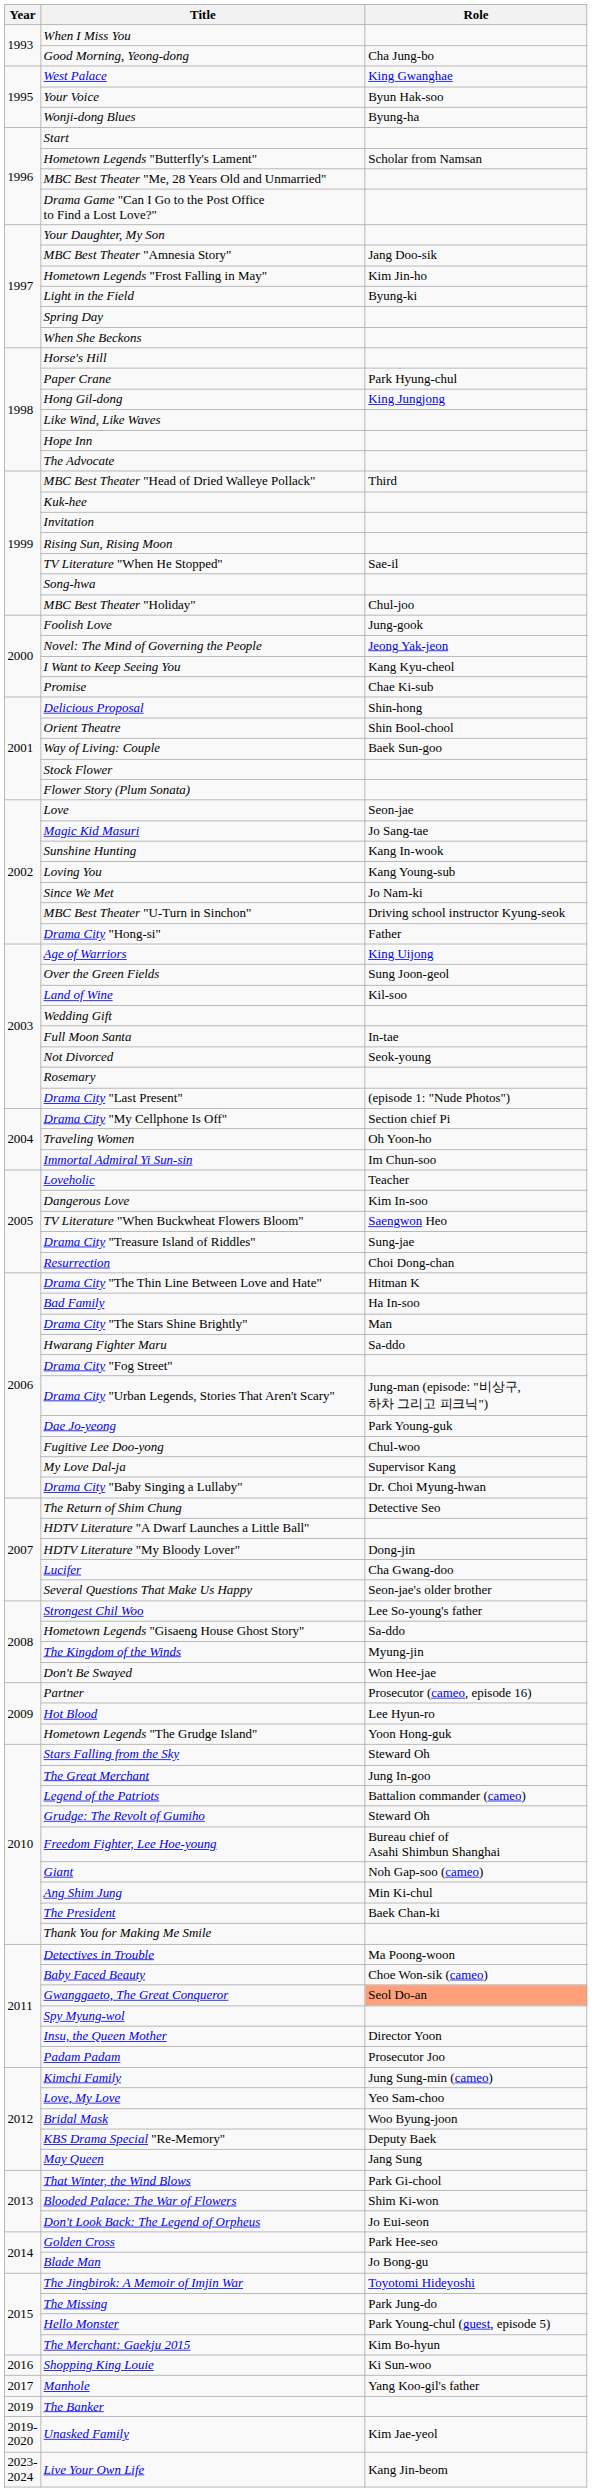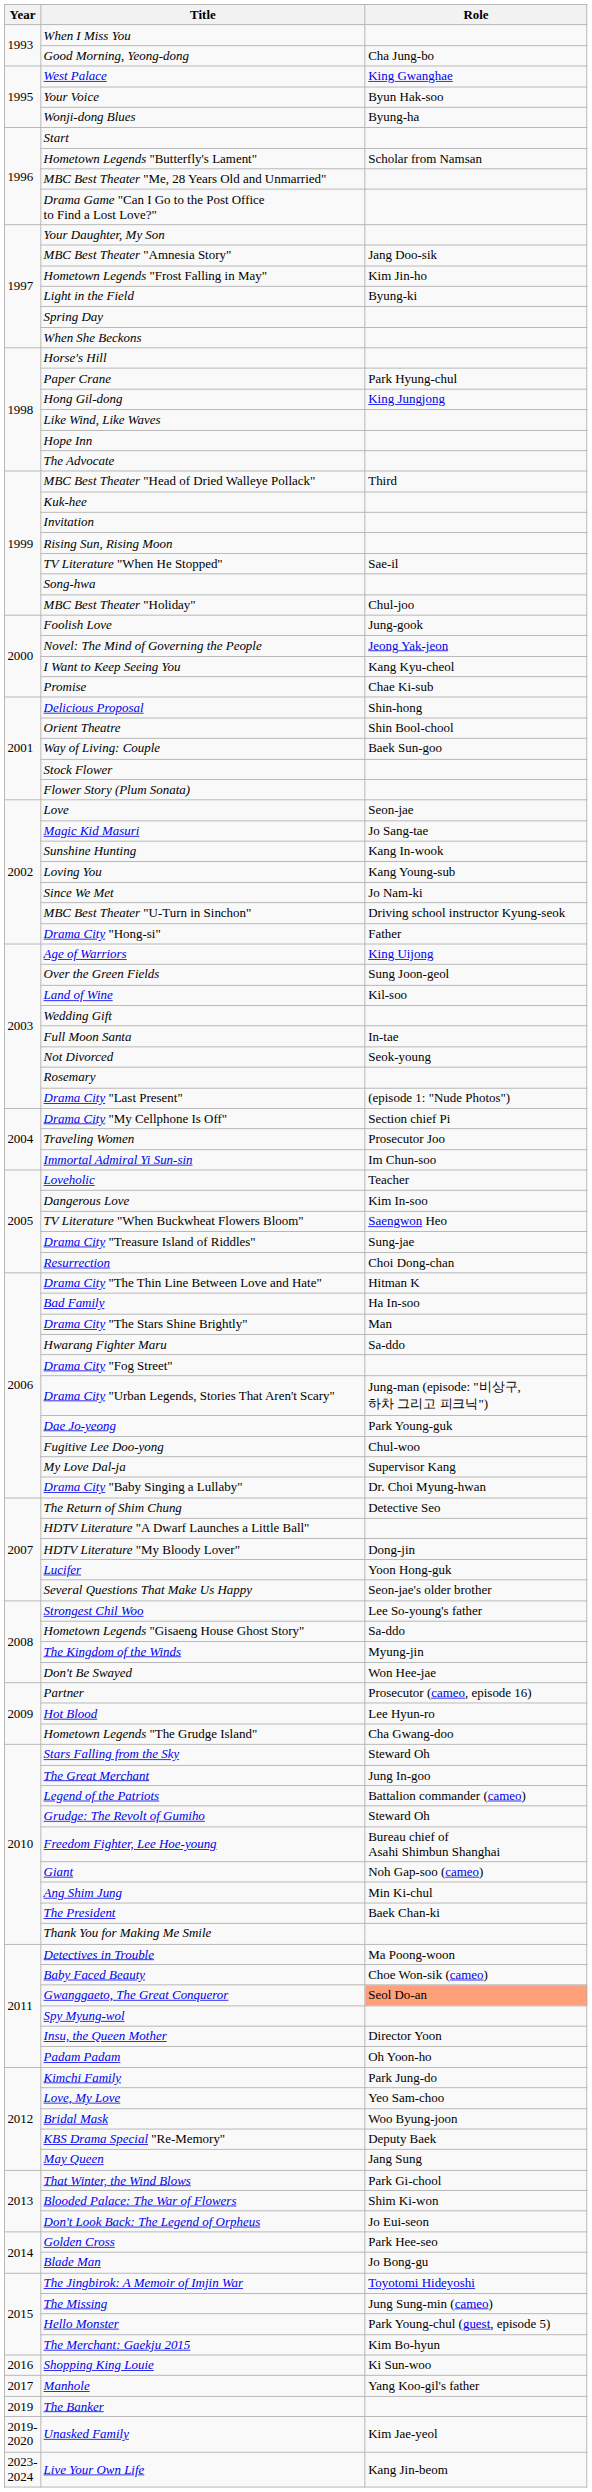(400, 1139) Oh Yoon-ho -> (407, 1139) Prosecutor Joo
(411, 1569) Cha Gwang-doo -> (410, 1569) Yoon Hong-guk
(410, 1734) Yoon Hong-guk -> (411, 1734) Cha Gwang-doo
(407, 2057) Prosecutor Joo -> (400, 2057) Oh Yoon-ho
(430, 2077) Jung Sung-min (cameo) -> (403, 2077) Park Jung-do
(403, 2303) Park Jung-do -> (430, 2303) Jung Sung-min (cameo)
